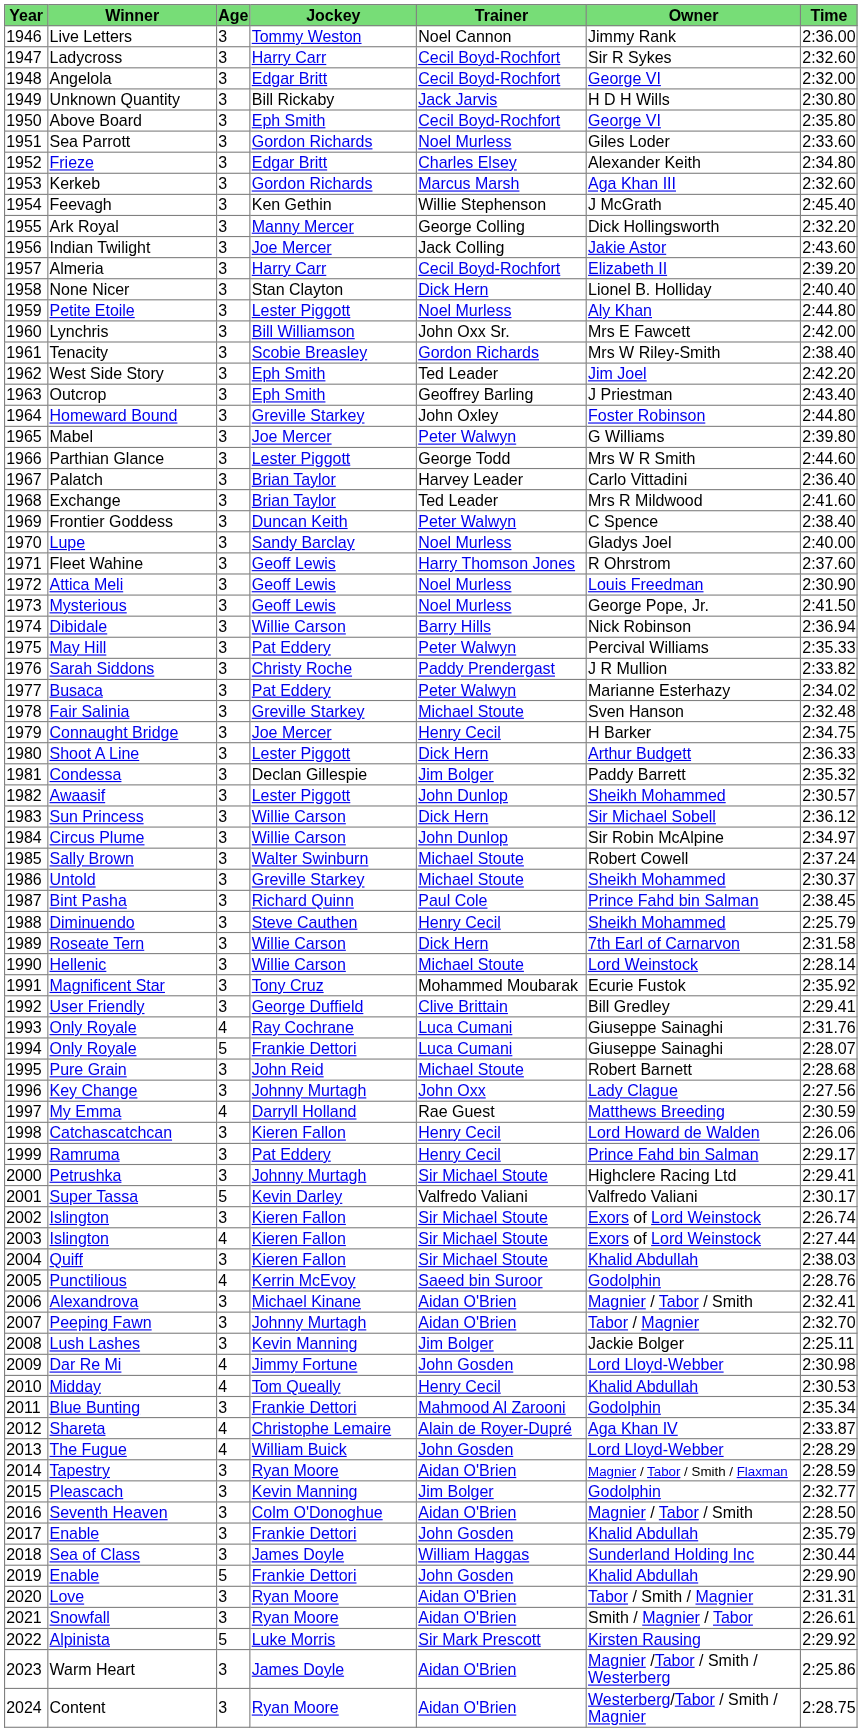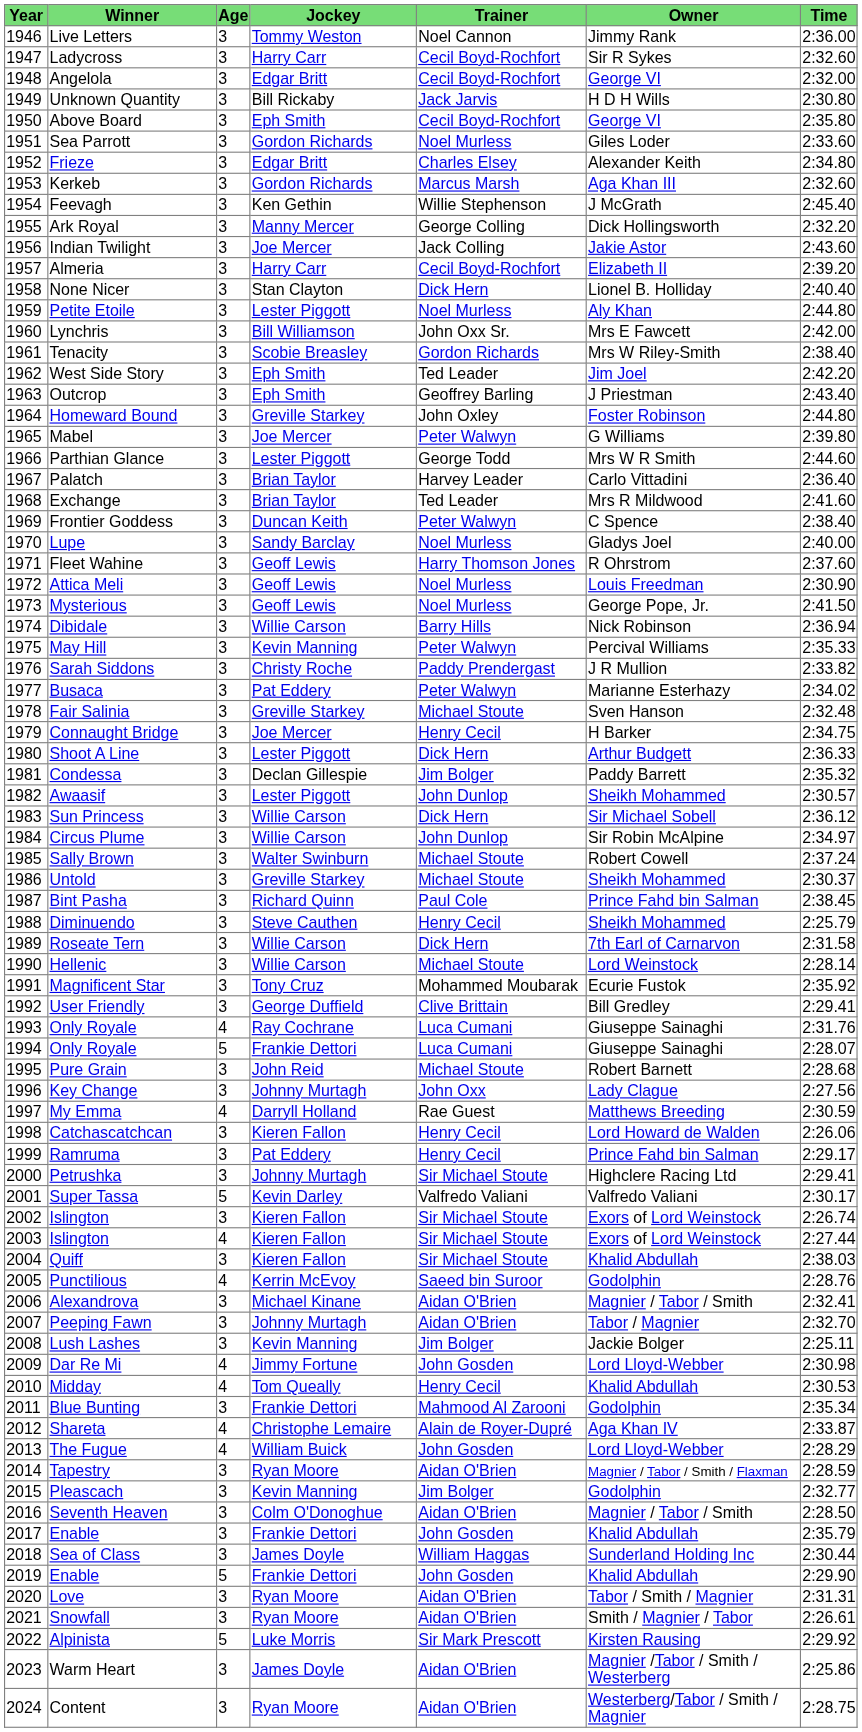(291, 648) Pat Eddery -> (305, 648) Kevin Manning
